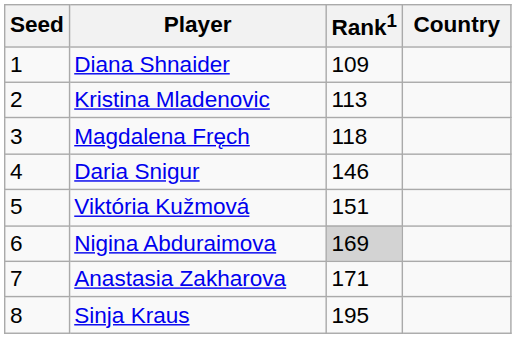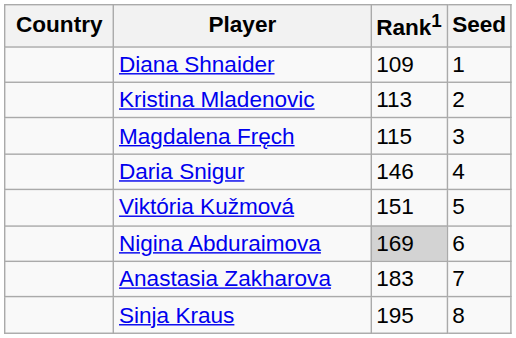columns swapped: (457, 25) <-> (37, 25)
(349, 135) 118 -> (394, 135) 115
(350, 278) 171 -> (395, 278) 183
